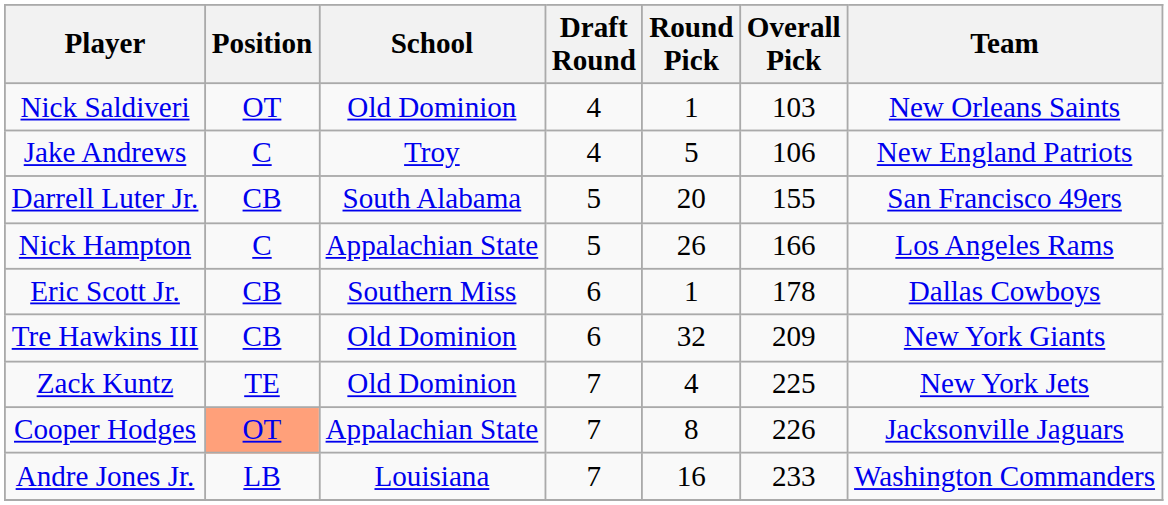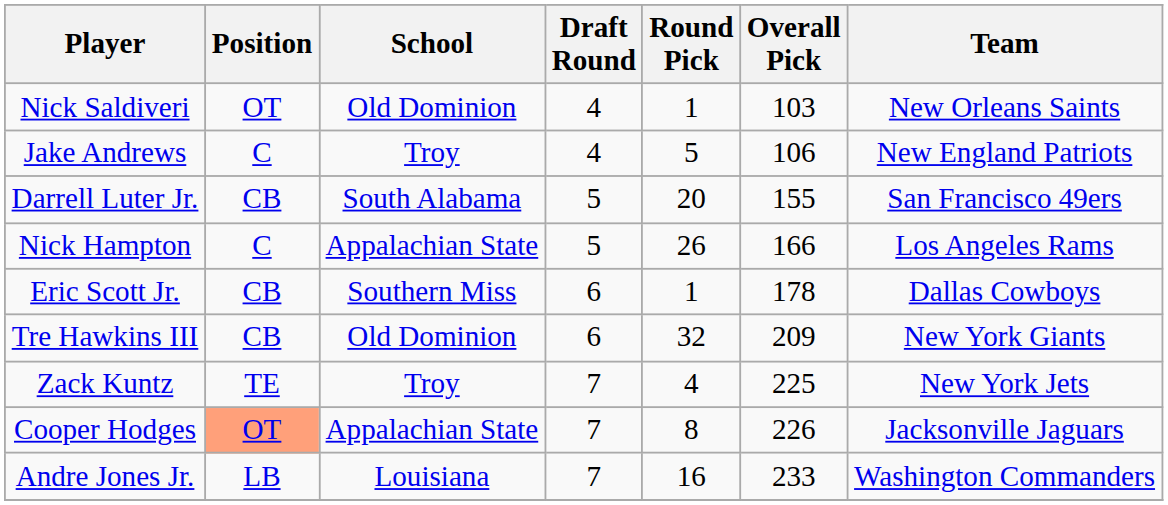(432, 383) Old Dominion -> (432, 383) Troy
